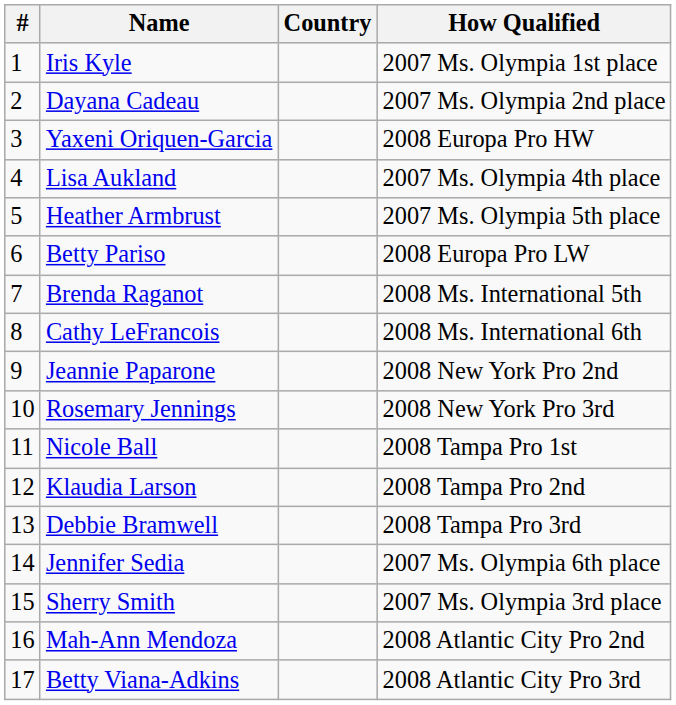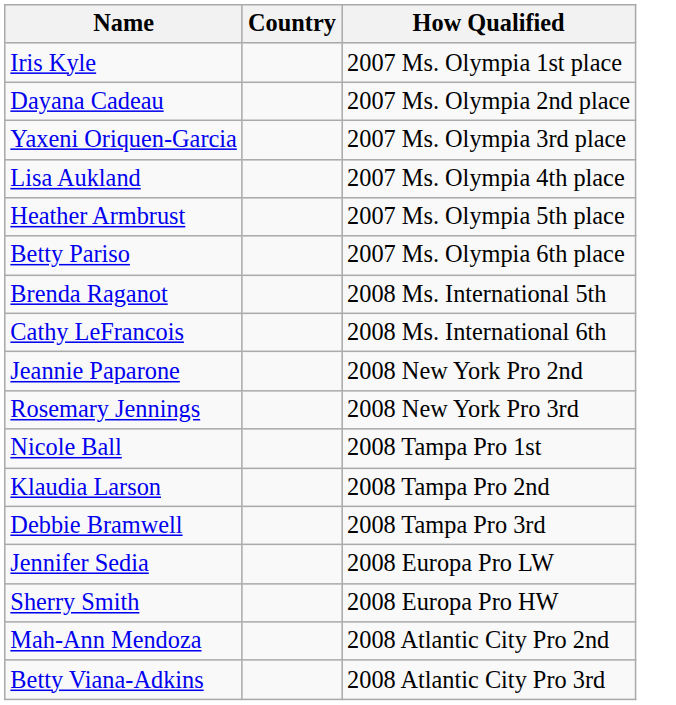- column: (23, 23)
(488, 139) 2008 Europa Pro HW -> (487, 139) 2007 Ms. Olympia 3rd place
(486, 255) 2008 Europa Pro LW -> (486, 255) 2007 Ms. Olympia 6th place
(521, 563) 2007 Ms. Olympia 6th place -> (451, 563) 2008 Europa Pro LW
(522, 602) 2007 Ms. Olympia 3rd place -> (453, 602) 2008 Europa Pro HW
